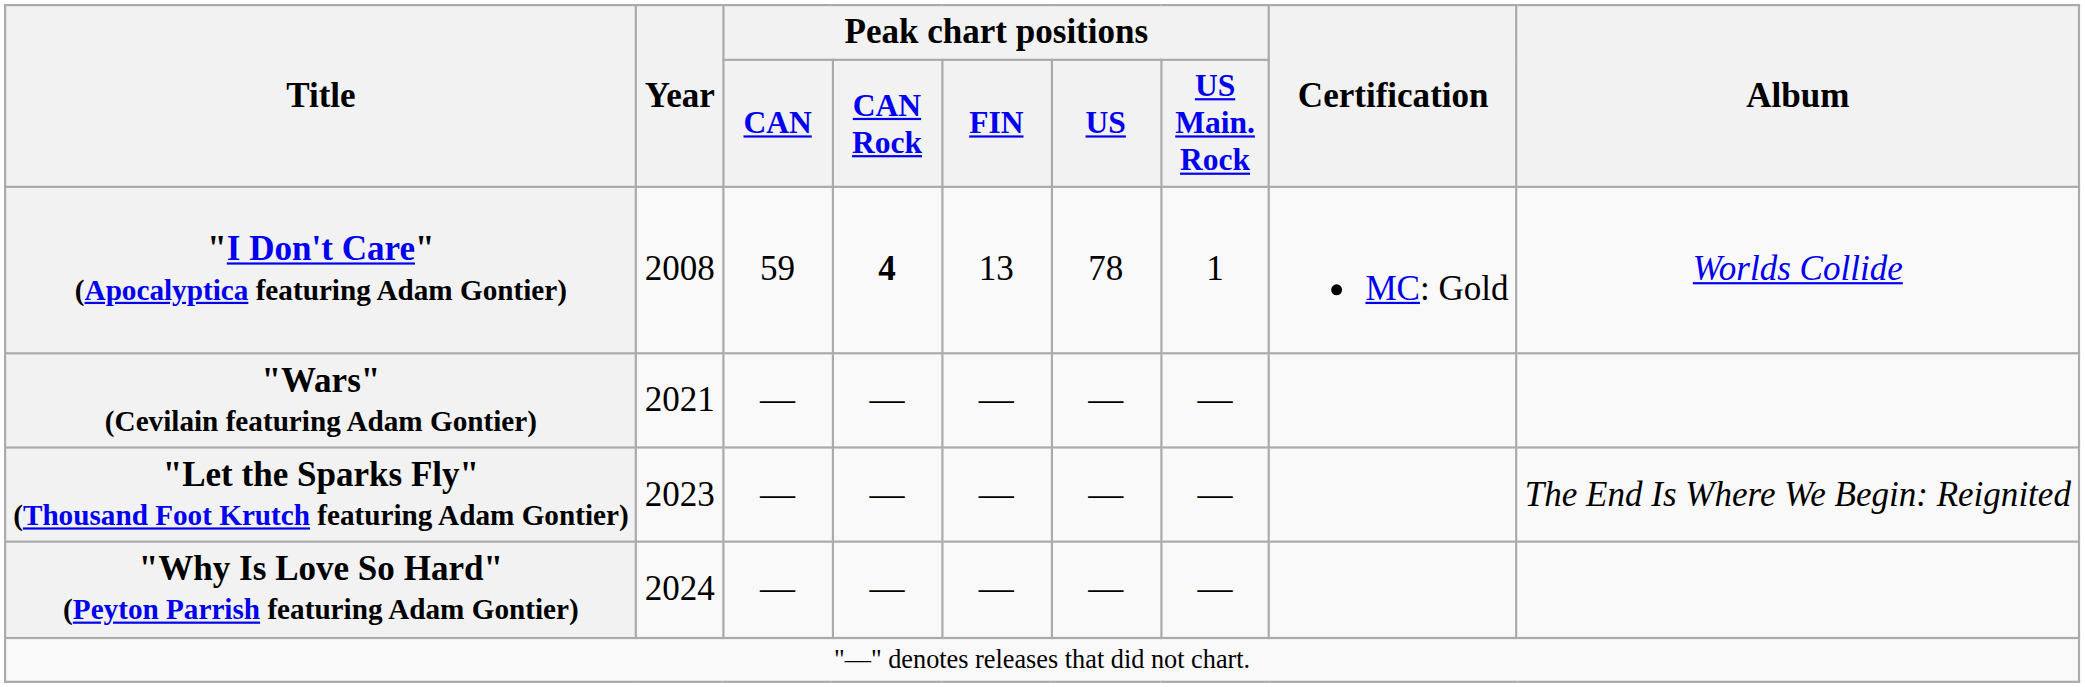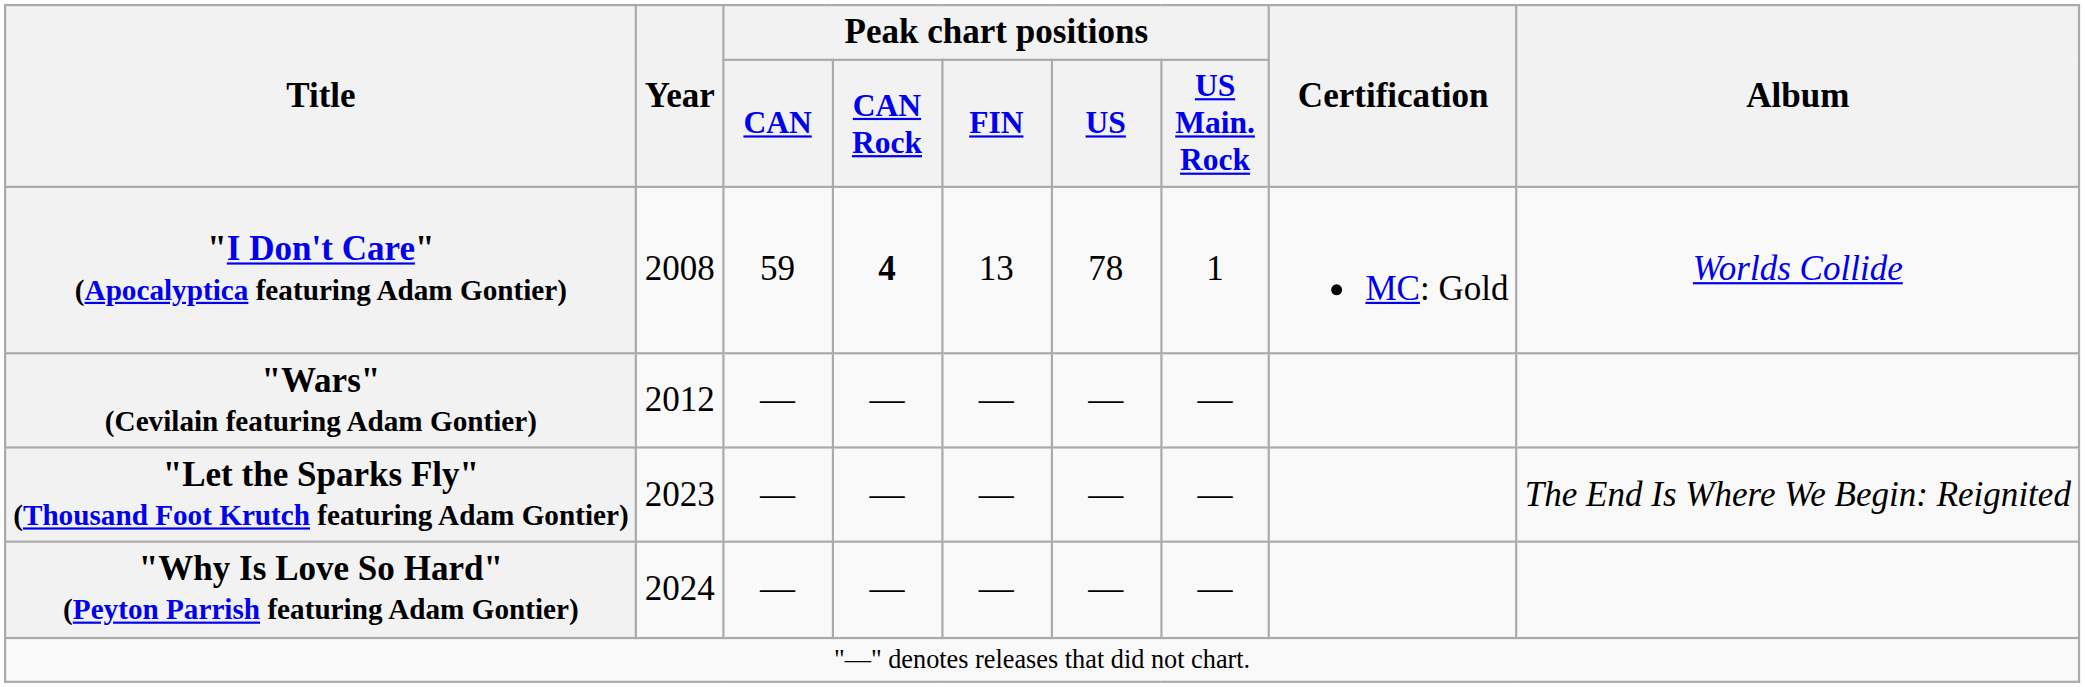(680, 399) 2021 -> (680, 399) 2012
